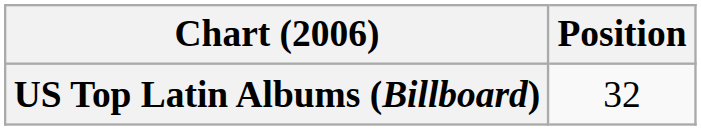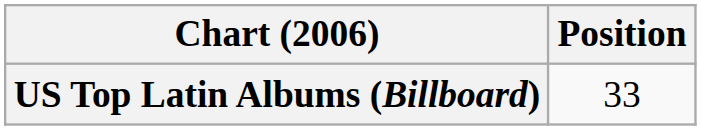(622, 93) 32 -> (622, 93) 33
